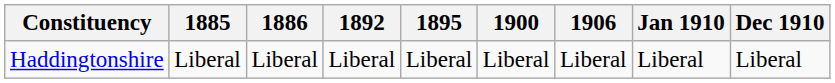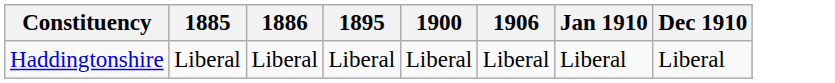- column: (362, 22)
